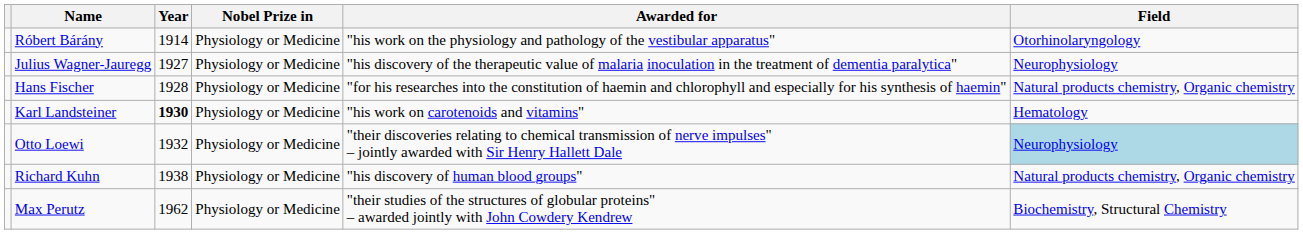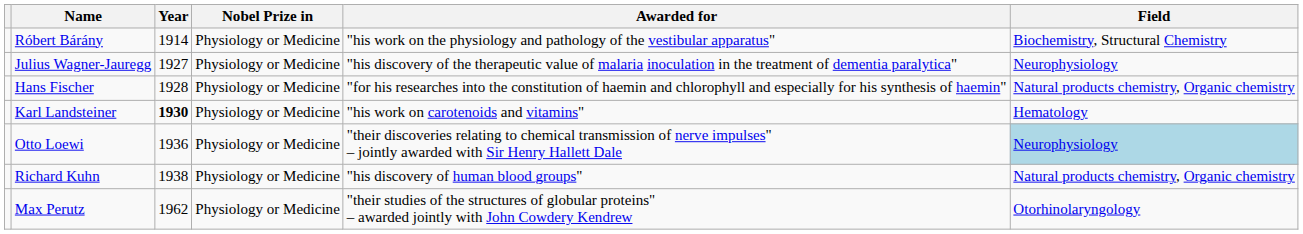(1077, 40) Otorhinolaryngology -> (1120, 40) Biochemistry, Structural Chemistry
(173, 144) 1932 -> (173, 144) 1936
(1120, 208) Biochemistry, Structural Chemistry -> (1077, 208) Otorhinolaryngology
